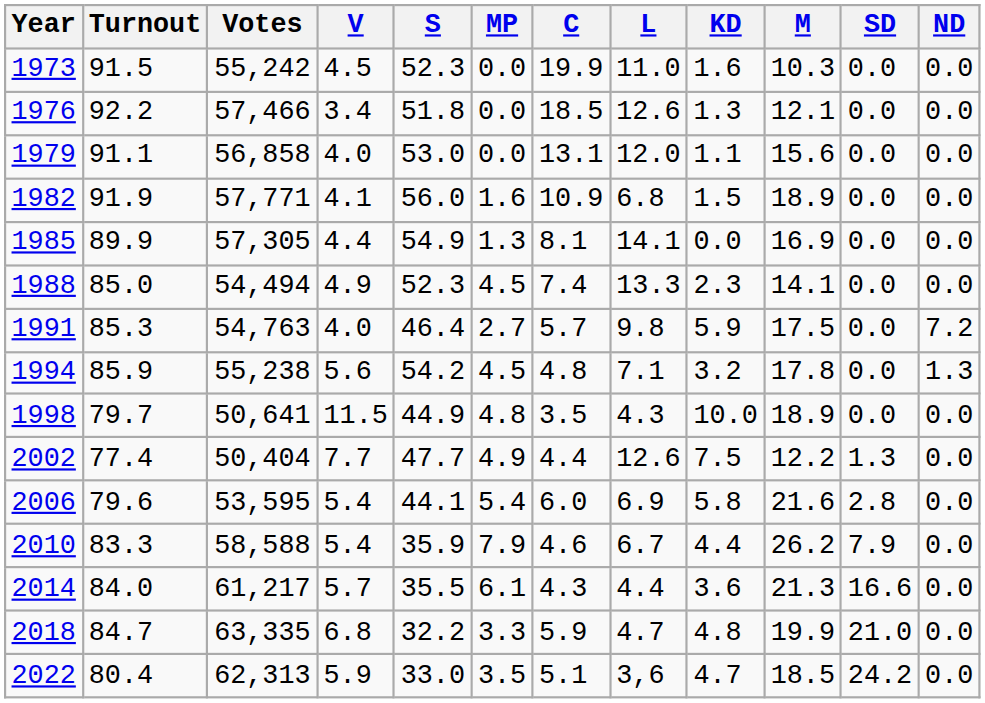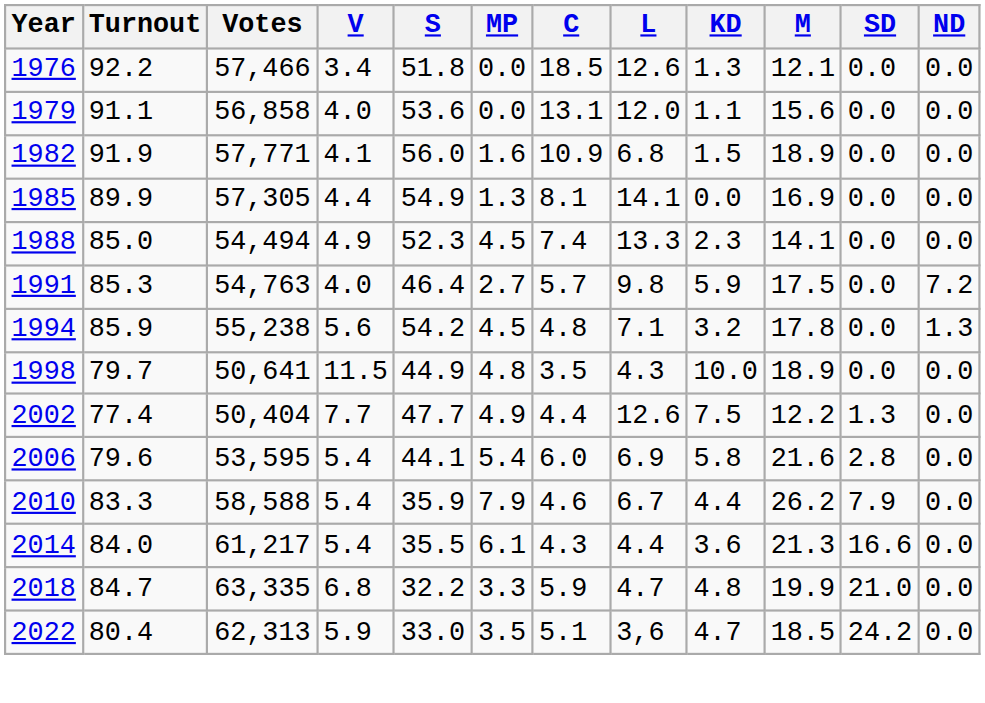- row: (44, 70)
(433, 157) 53.0 -> (433, 114) 53.6
(348, 589) 5.7 -> (348, 546) 5.4
